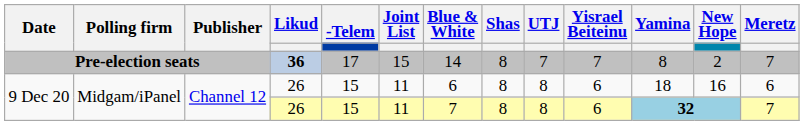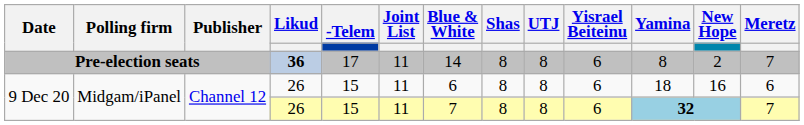(401, 62) 15 -> (401, 62) 11
(544, 62) 7 -> (544, 62) 8
(597, 62) 7 -> (597, 62) 6
